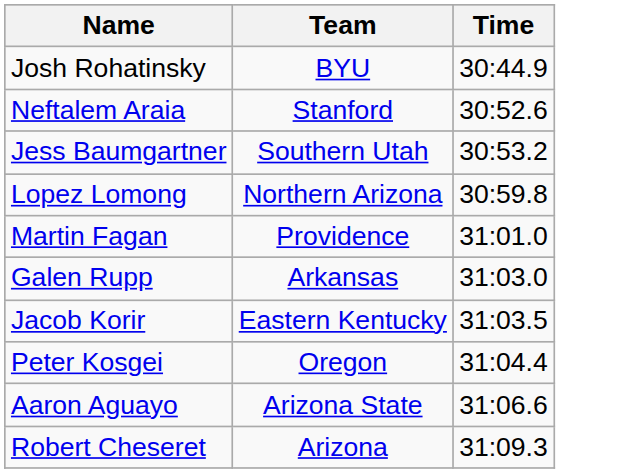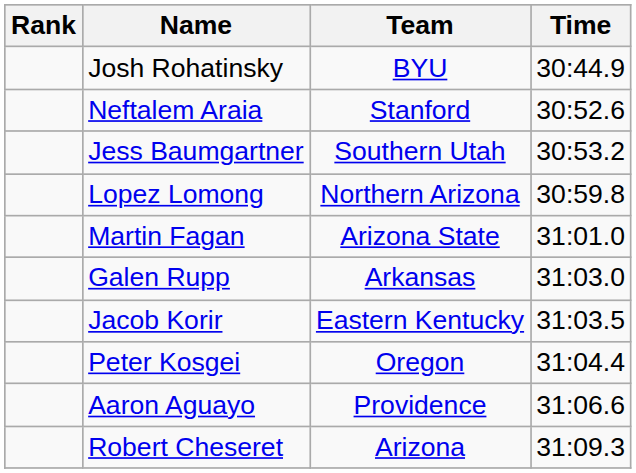+ column: (43, 25)
(343, 236) Providence -> (420, 236) Arizona State
(343, 404) Arizona State -> (420, 404) Providence
